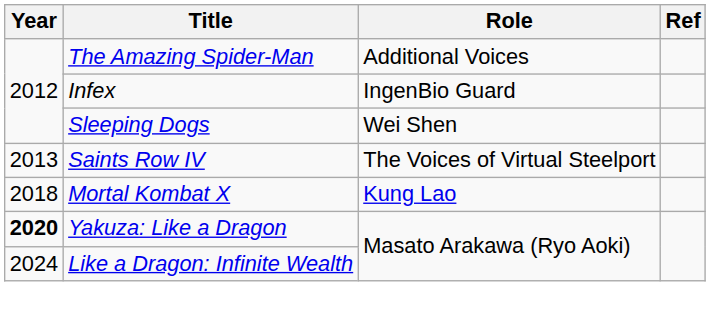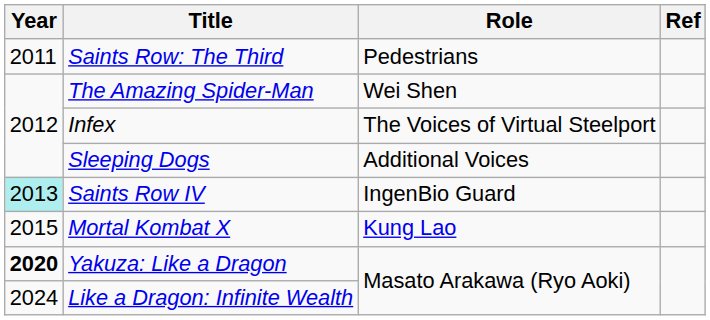+ row: (176, 56)
(446, 56) Additional Voices -> (410, 90) Wei Shen
(439, 90) IngenBio Guard -> (509, 125) The Voices of Virtual Steelport
(410, 125) Wei Shen -> (446, 159) Additional Voices
(34, 159) no background -> (34, 194) paleturquoise background
(509, 159) The Voices of Virtual Steelport -> (439, 194) IngenBio Guard
(34, 194) 2018 -> (34, 228) 2015
